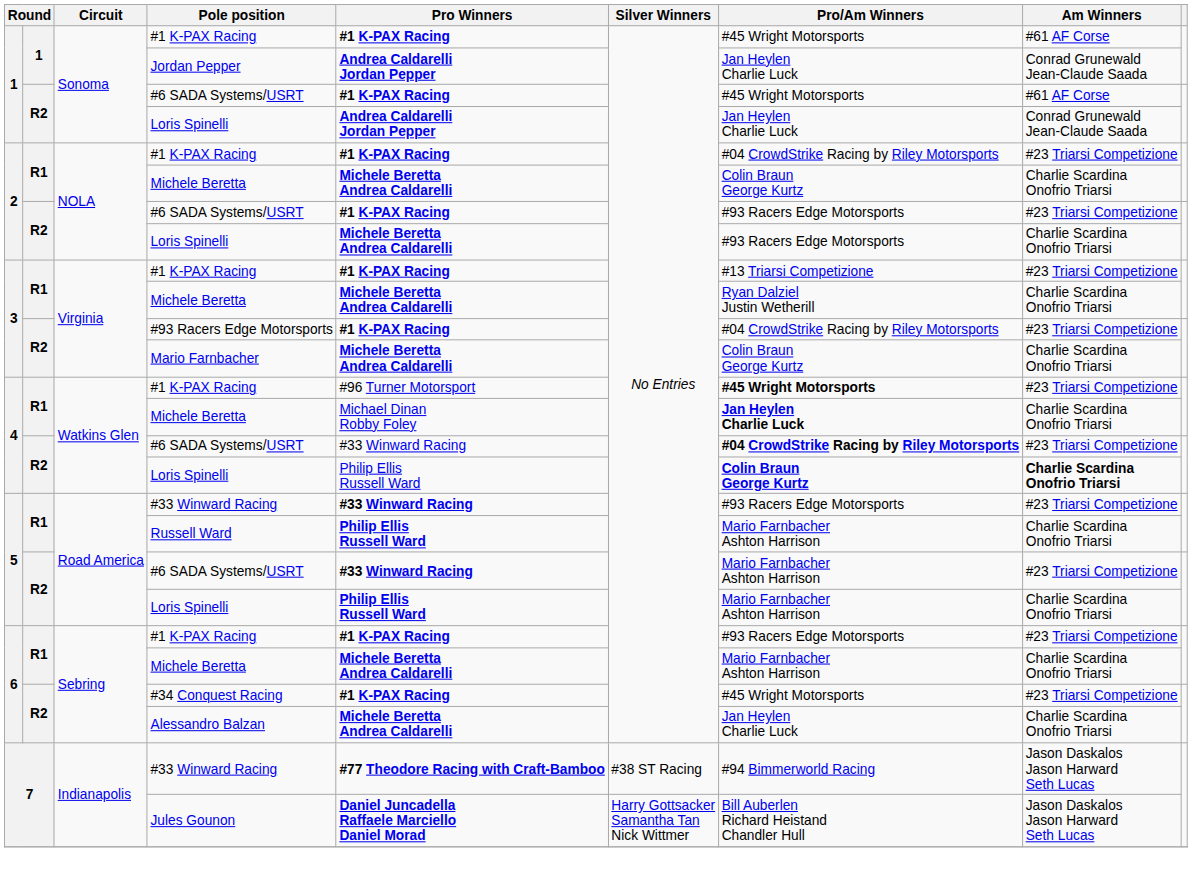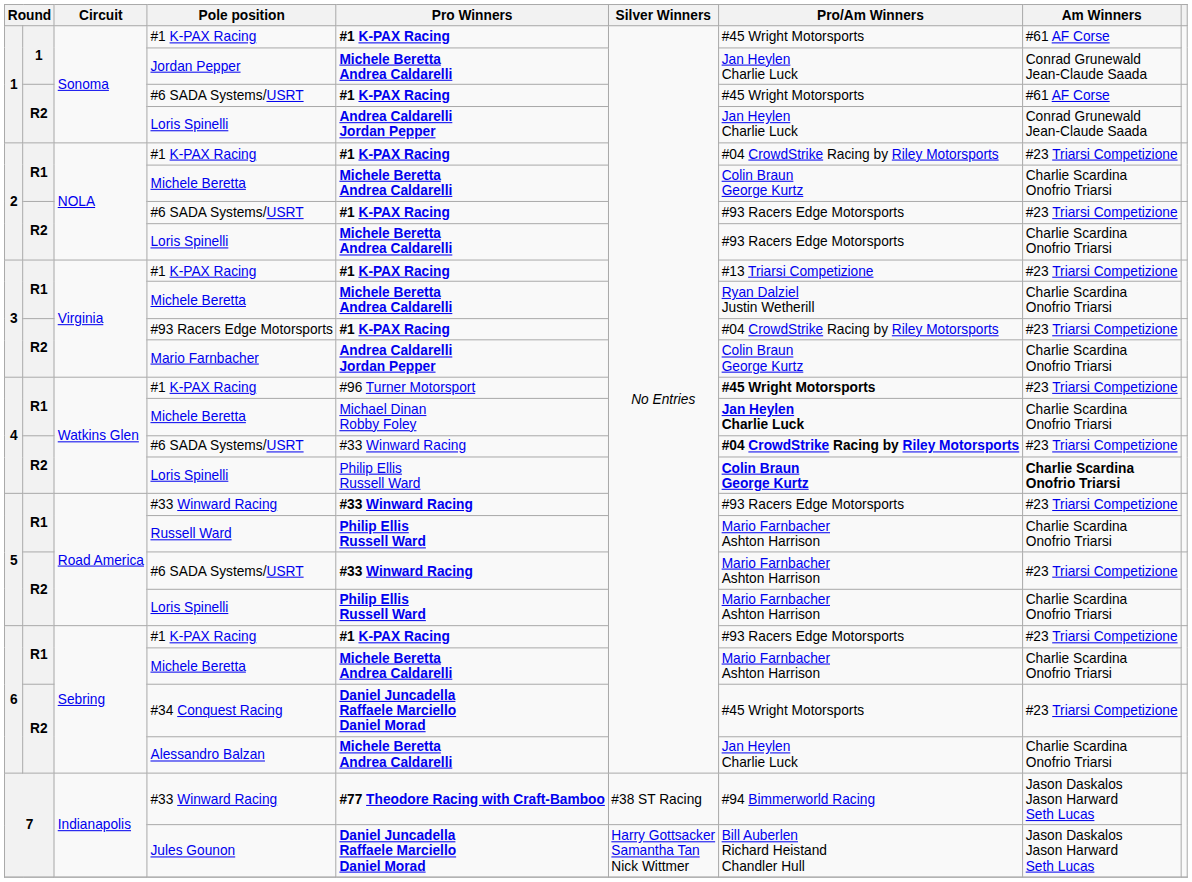(396, 66) Andrea Caldarelli Jordan Pepper -> (396, 66) Michele Beretta Andrea Caldarelli
(396, 358) Michele Beretta Andrea Caldarelli -> (396, 358) Andrea Caldarelli Jordan Pepper
(395, 695) #1 K-PAX Racing -> (398, 710) Daniel Juncadella Raffaele Marciello Daniel Morad
